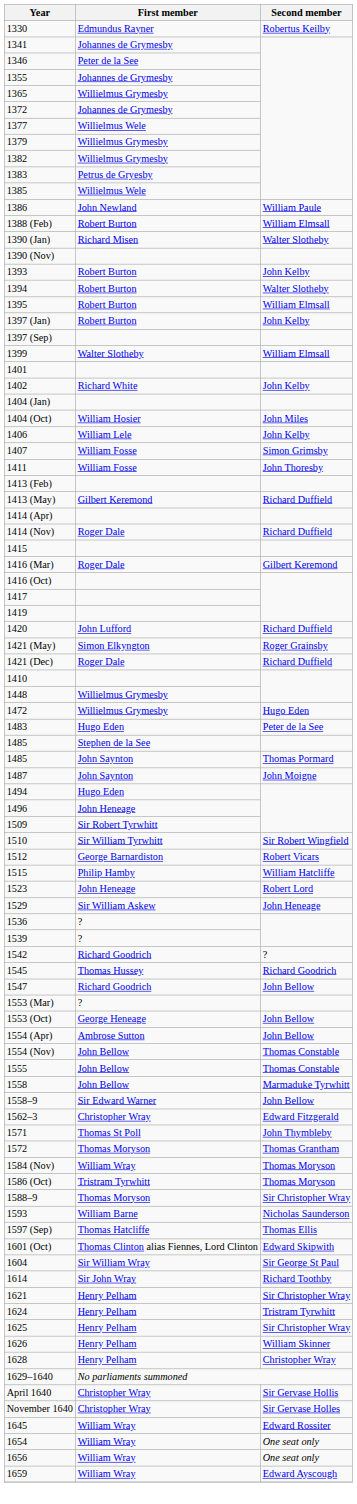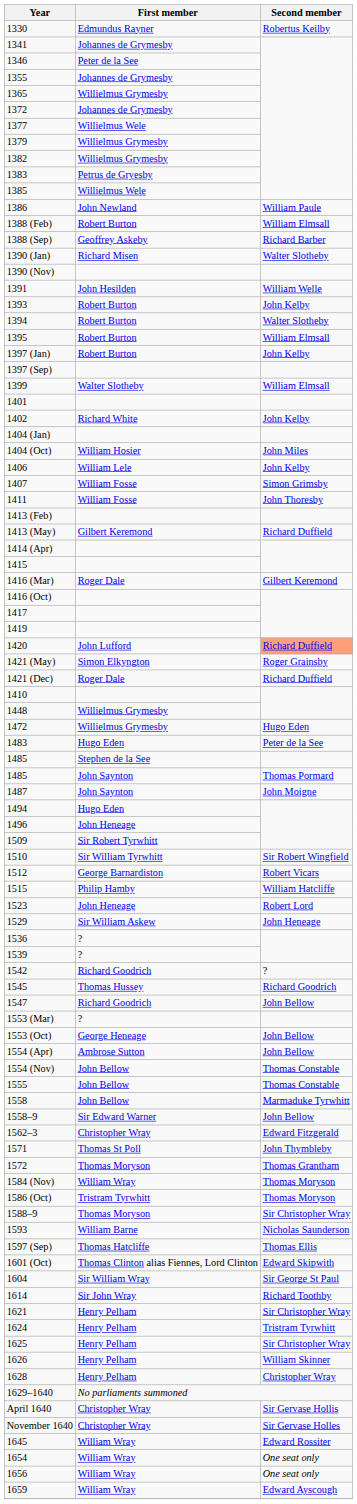+ row: (29, 239)
+ row: (17, 288)
- row: (30, 532)
(297, 629) no background -> (297, 645) lightsalmon background
